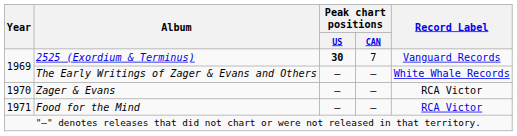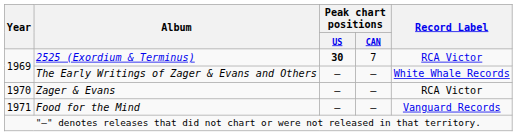(452, 57) Vanguard Records -> (452, 57) RCA Victor
(452, 107) RCA Victor -> (452, 107) Vanguard Records
